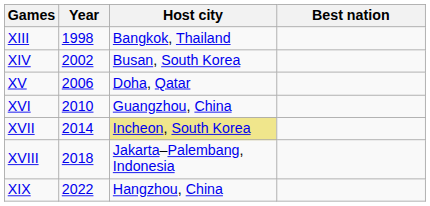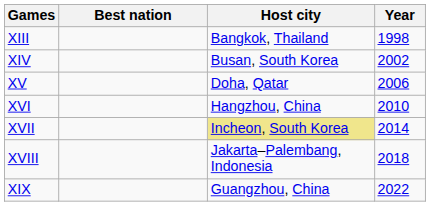columns swapped: (84, 15) <-> (351, 15)
(172, 106) Guangzhou, China -> (266, 106) Hangzhou, China
(168, 189) Hangzhou, China -> (270, 189) Guangzhou, China
